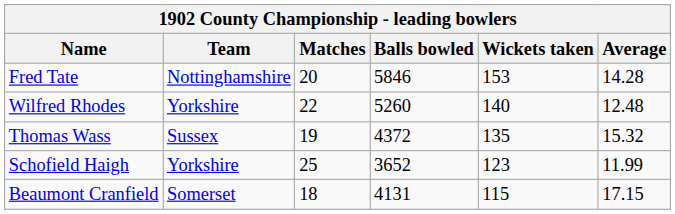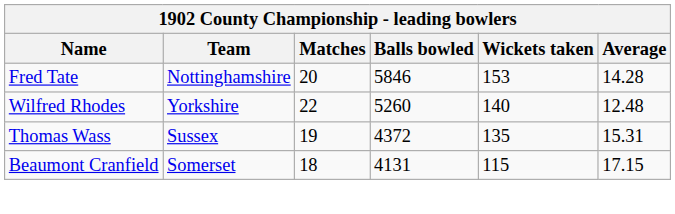(623, 135) 15.32 -> (623, 135) 15.31
- row: (69, 164)
